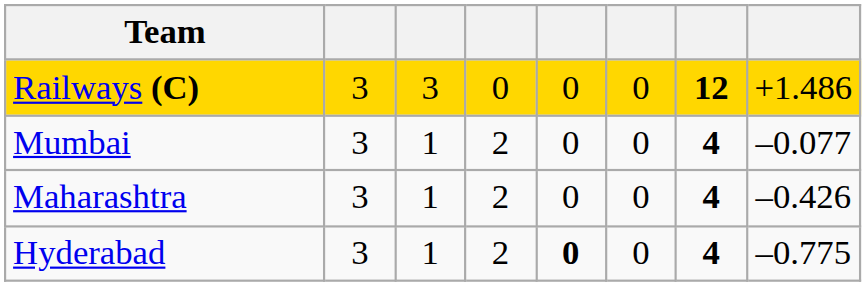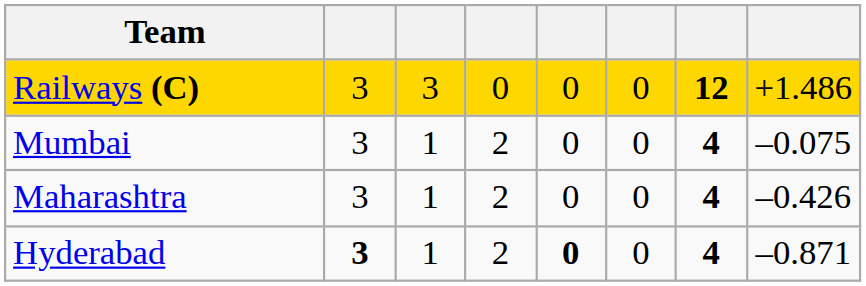(803, 142) –0.077 -> (803, 142) –0.075
(360, 252) normal -> (360, 252) bold
(803, 252) –0.775 -> (803, 252) –0.871
